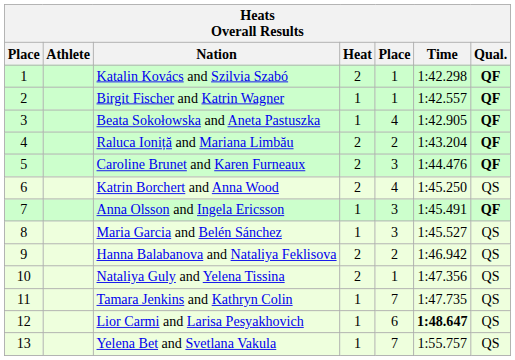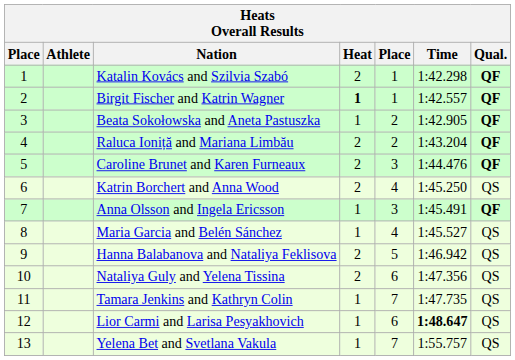(358, 98) normal -> (358, 98) bold
(395, 120) 4 -> (395, 120) 2
(395, 232) 3 -> (395, 232) 4
(395, 254) 2 -> (395, 254) 5
(395, 277) 1 -> (395, 277) 6
